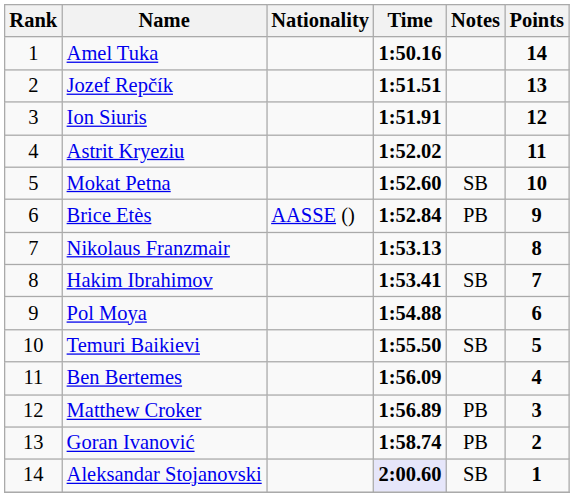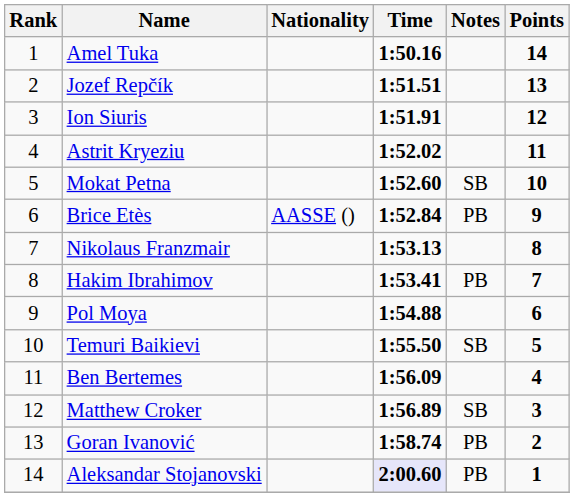(475, 280) SB -> (475, 280) PB
(475, 410) PB -> (475, 410) SB
(475, 475) SB -> (475, 475) PB
